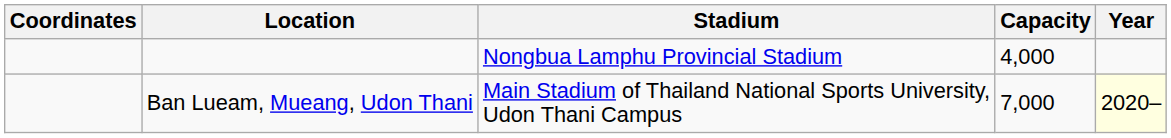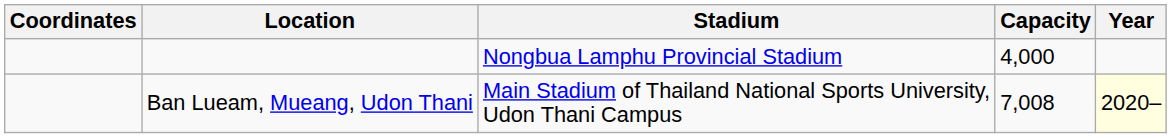(1027, 103) 7,000 -> (1027, 103) 7,008
